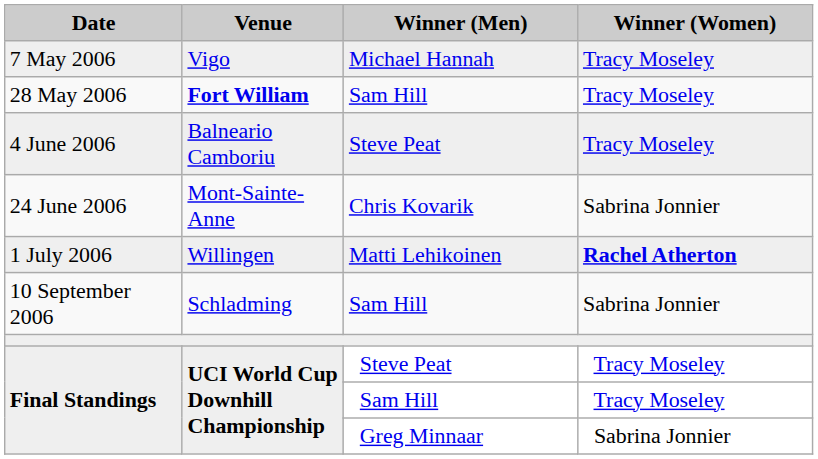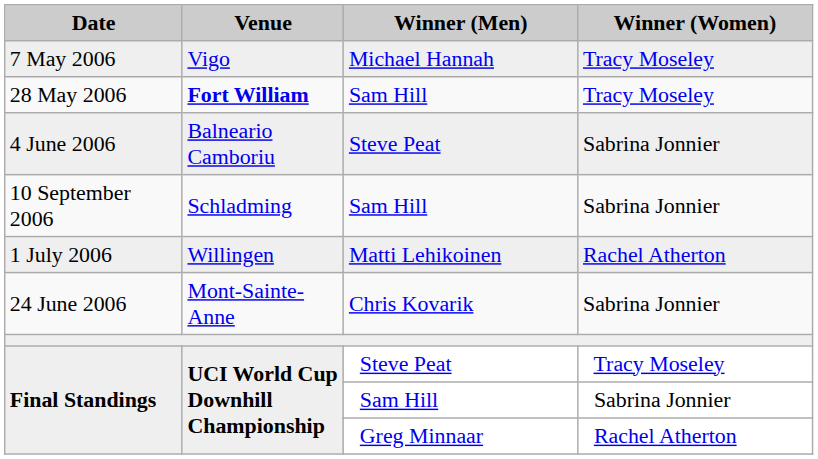(648, 143) Tracy Moseley -> (651, 143) Sabrina Jonnier
rows swapped: (68, 205) <-> (70, 304)
(660, 255) bold -> (654, 255) normal
(654, 399) Tracy Moseley -> (657, 399) Sabrina Jonnier
(657, 435) Sabrina Jonnier -> (660, 435) Rachel Atherton
